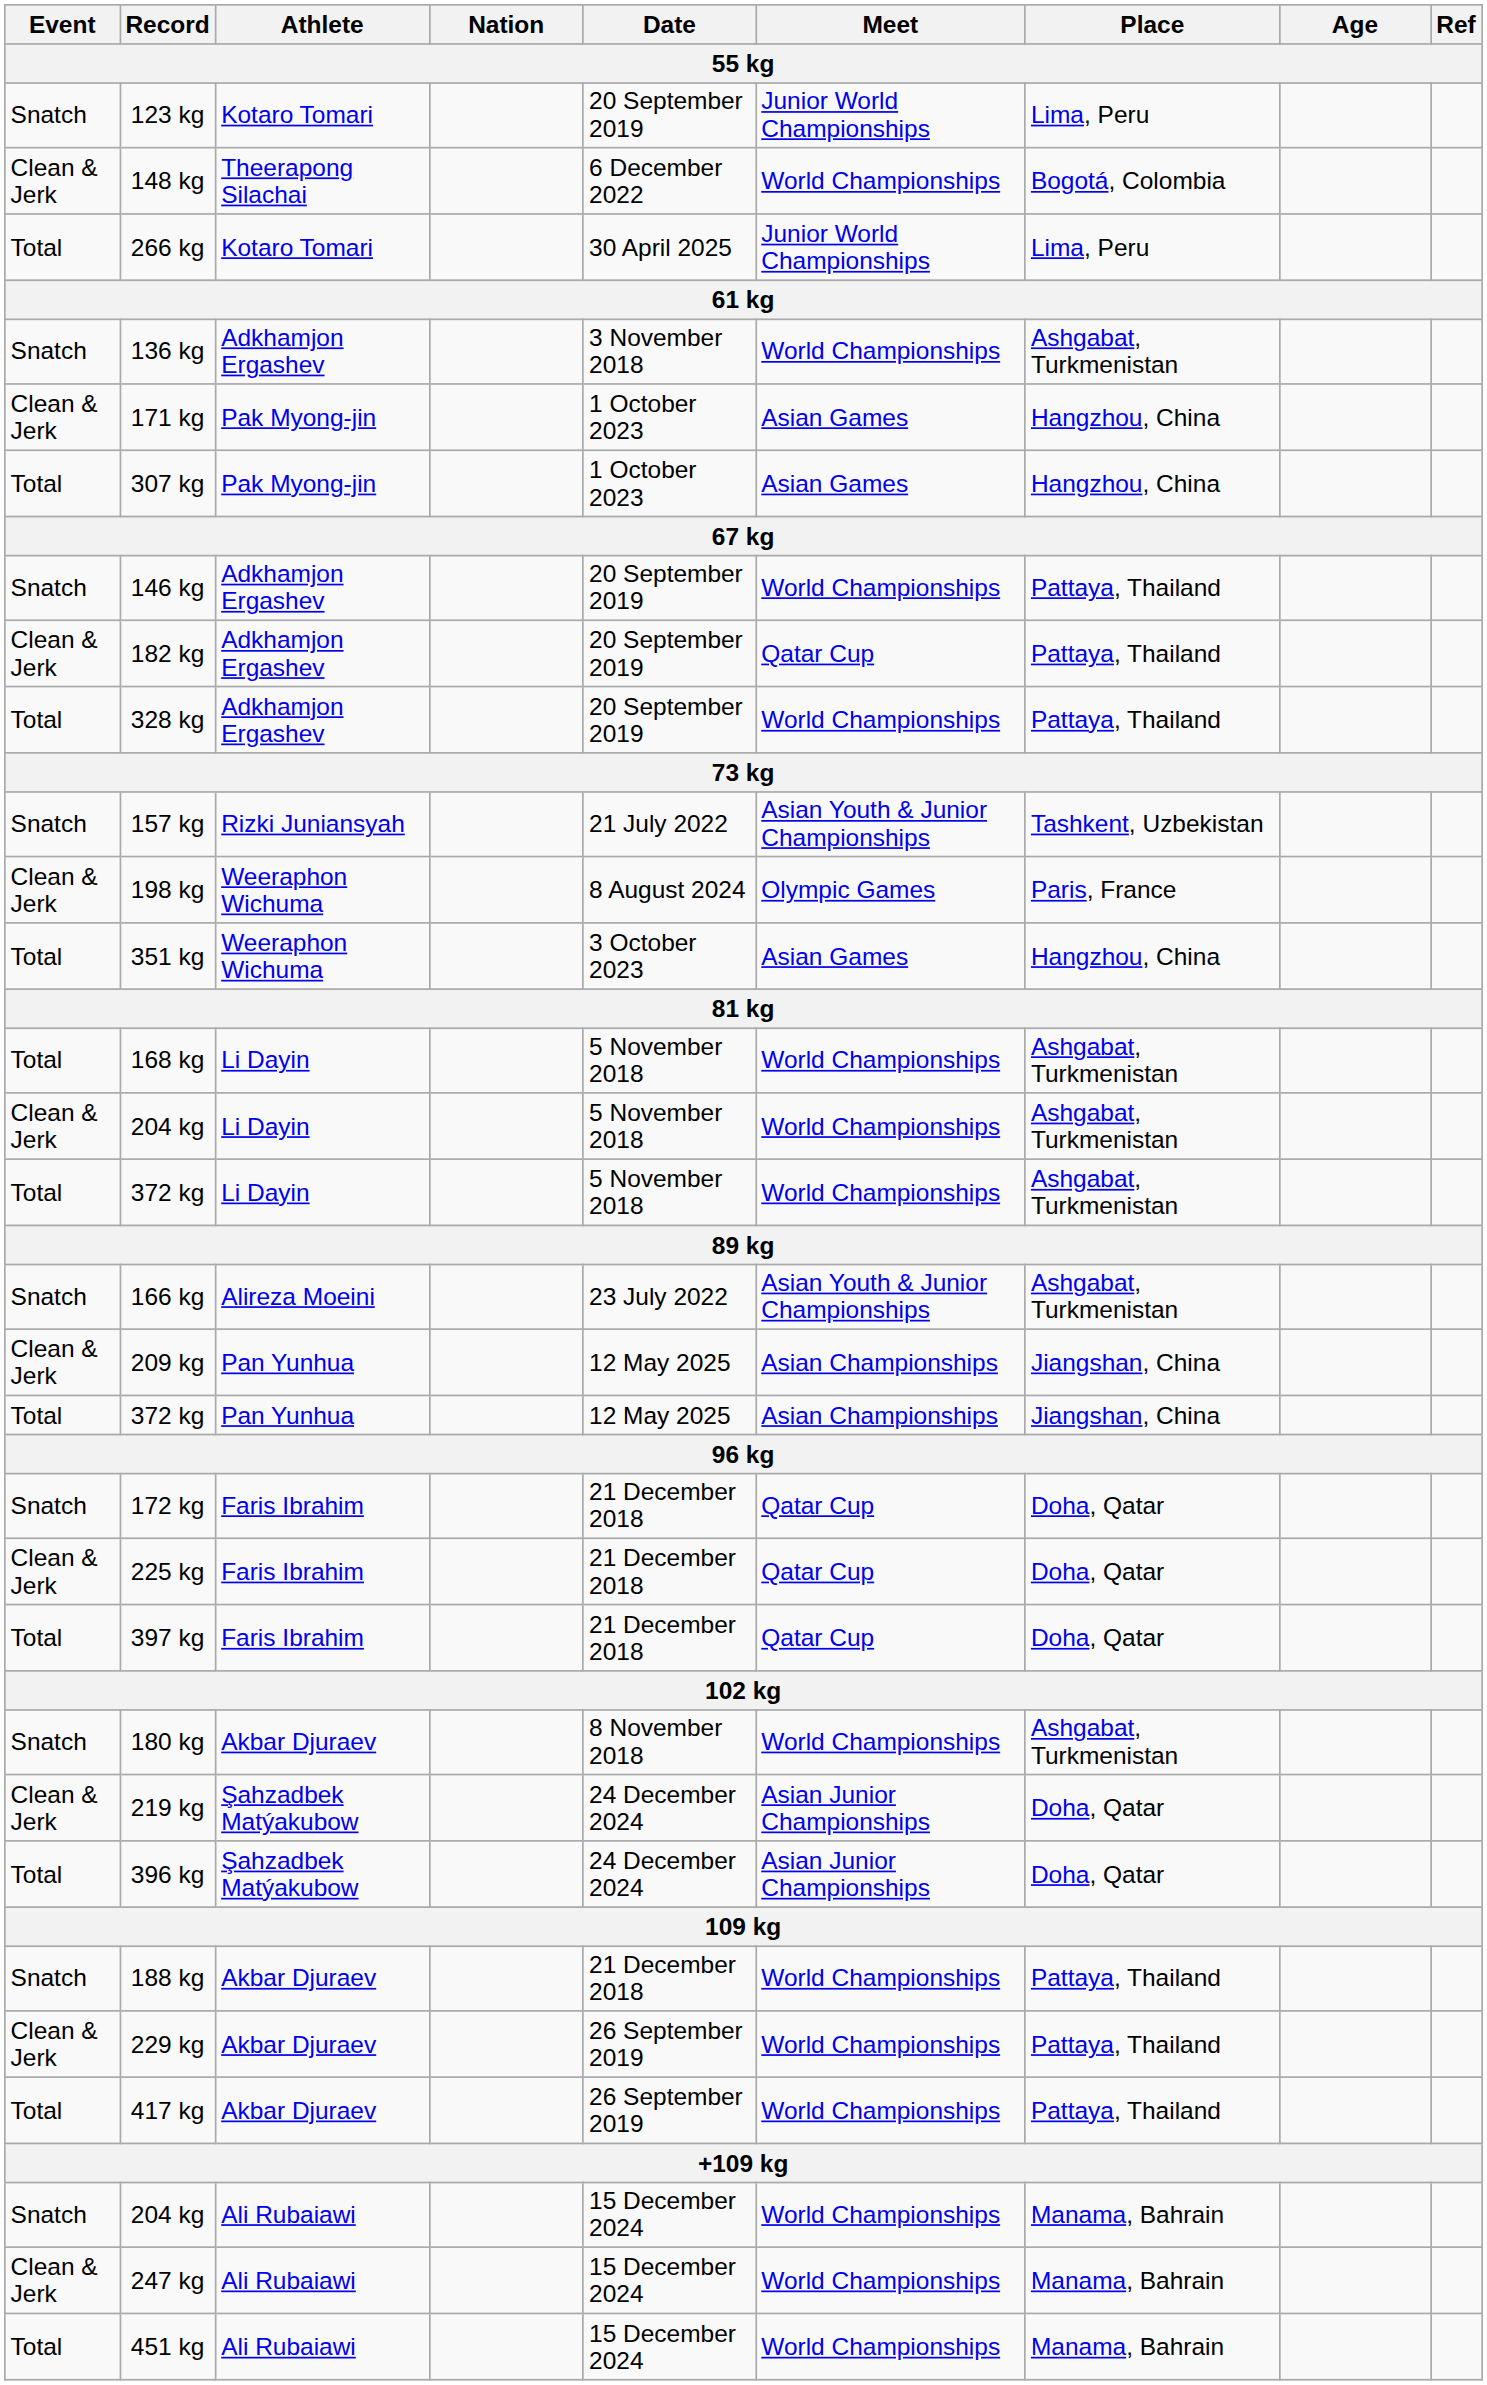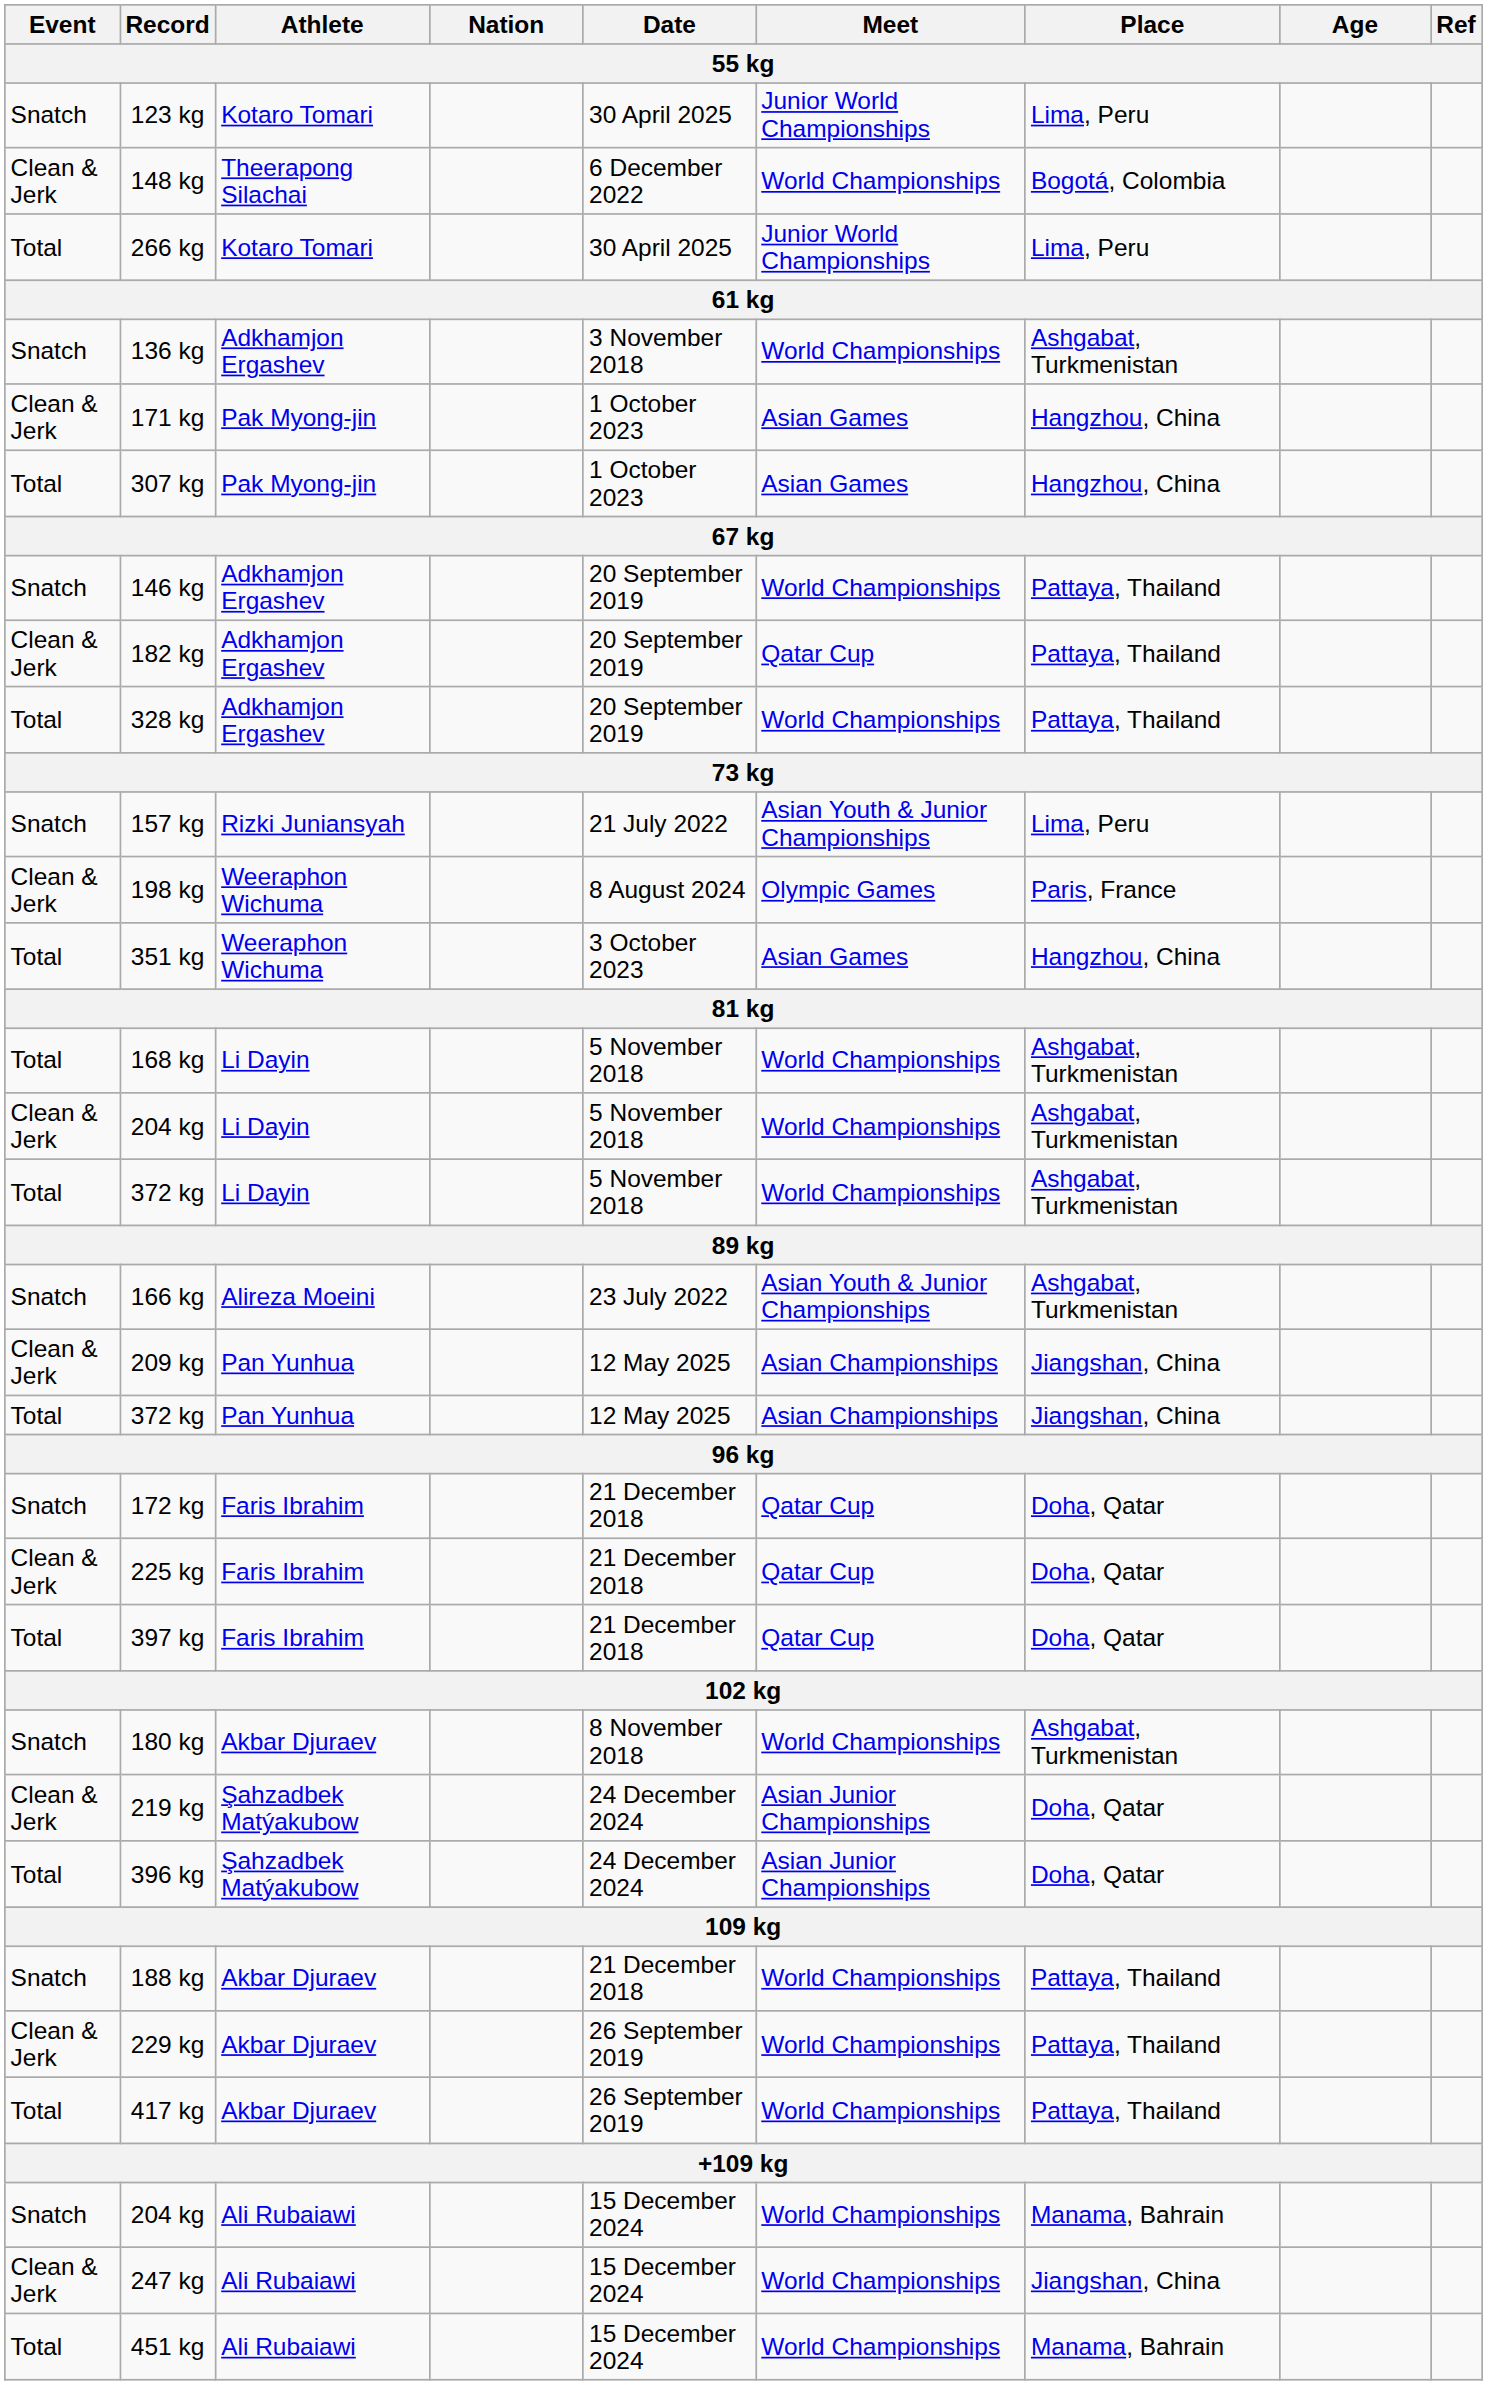(666, 116) 20 September 2019 -> (661, 116) 30 April 2025
(1147, 824) Tashkent, Uzbekistan -> (1090, 824) Lima, Peru
(1128, 2281) Manama, Bahrain -> (1125, 2281) Jiangshan, China
